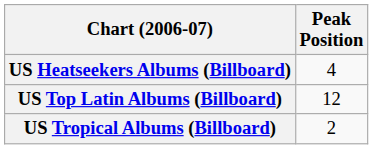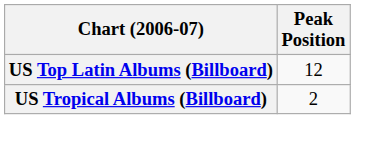- row: (150, 69)
